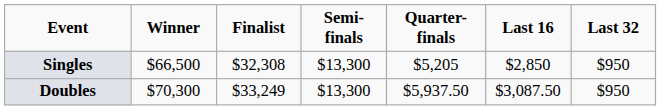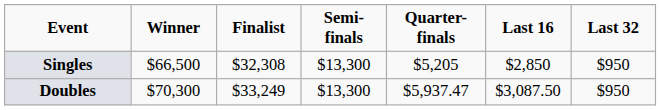(436, 91) $5,937.50 -> (436, 91) $5,937.47
